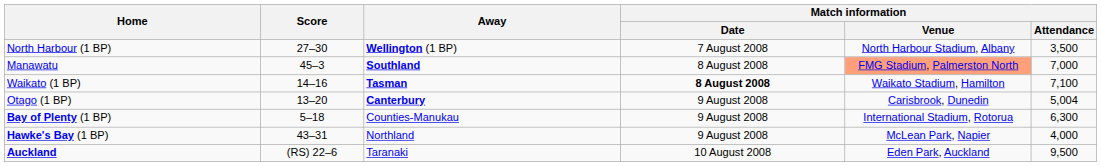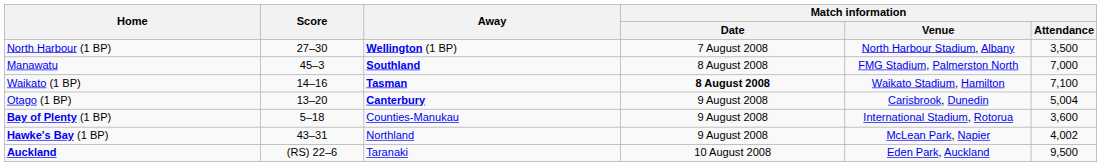(938, 65) lightsalmon background -> (938, 65) no background
(1064, 118) 6,300 -> (1064, 118) 3,600
(1064, 135) 4,000 -> (1064, 135) 4,002
